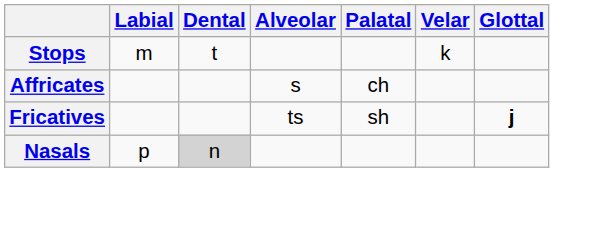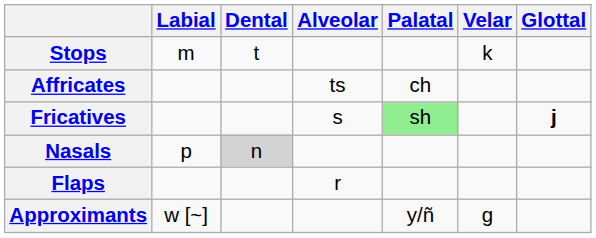(296, 85) s -> (338, 85) ts
(296, 118) ts -> (338, 118) s
(378, 118) no background -> (420, 118) lightgreen background
+ row: (78, 183)
+ row: (78, 215)
